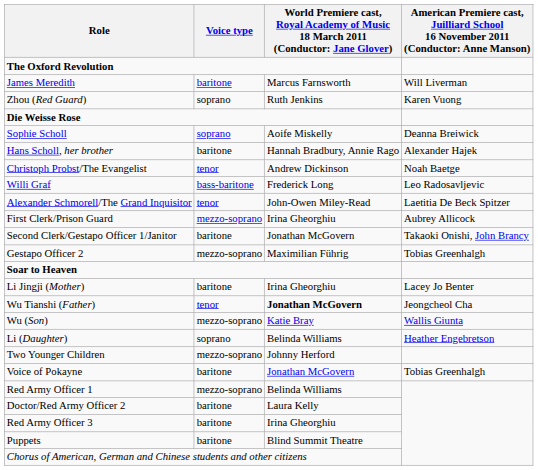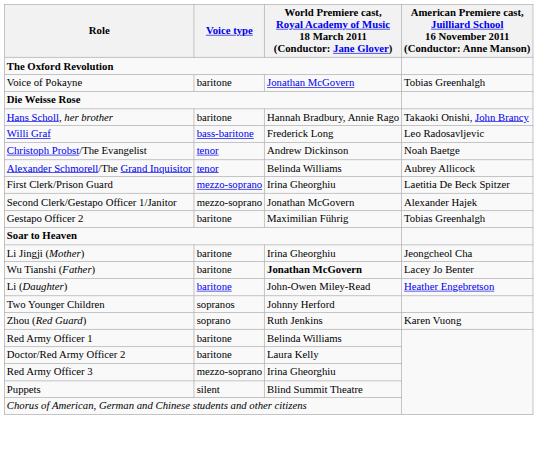- row: (41, 83)
rows swapped: (45, 372) <-> (47, 100)
- row: (37, 134)
(441, 151) Alexander Hajek -> (467, 117) Takaoki Onishi, John Brancy
rows swapped: (29, 185) <-> (77, 168)
(319, 202) John-Owen Miley-Read -> (304, 168) Belinda Williams
(457, 202) Laetitia De Beck Spitzer -> (440, 168) Aubrey Allicock
(440, 219) Aubrey Allicock -> (457, 185) Laetitia De Beck Spitzer
(214, 236) baritone -> (229, 202) mezzo-soprano
(467, 236) Takaoki Onishi, John Brancy -> (441, 202) Alexander Hajek
(229, 253) mezzo-soprano -> (214, 219) baritone
(439, 287) Lacey Jo Benter -> (438, 253) Jeongcheol Cha
(208, 304) tenor -> (214, 270) baritone
(438, 304) Jeongcheol Cha -> (439, 270) Lacey Jo Benter
- row: (27, 321)
(214, 338) soprano -> (214, 287) baritone
(304, 338) Belinda Williams -> (319, 287) John-Owen Miley-Read
(229, 355) mezzo-soprano -> (216, 304) sopranos
(229, 389) mezzo-soprano -> (214, 338) baritone
(214, 423) baritone -> (229, 372) mezzo-soprano
(214, 440) baritone -> (208, 389) silent
